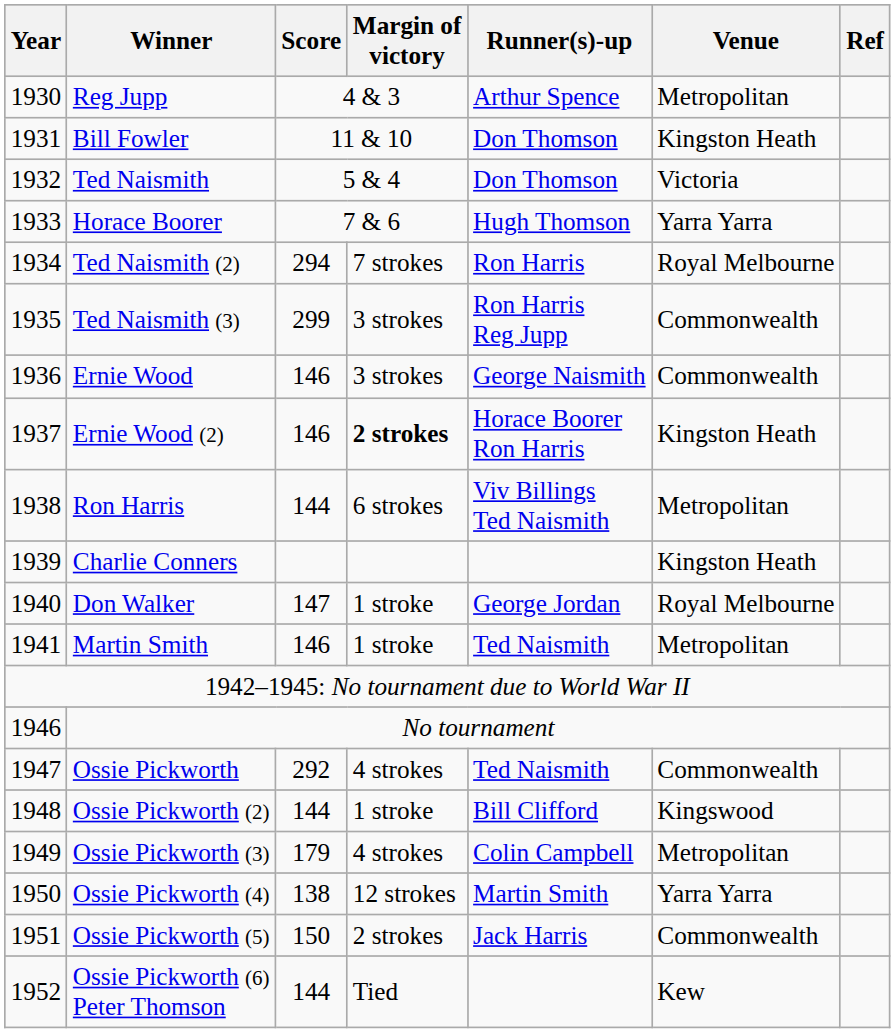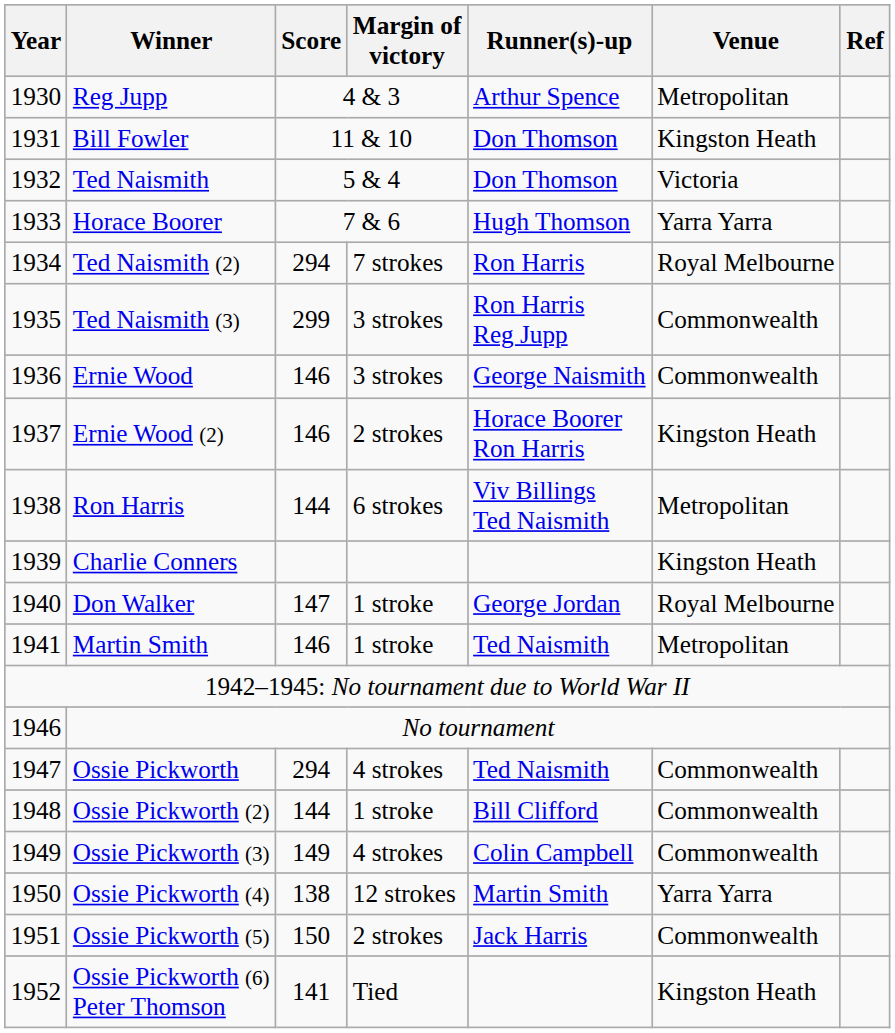(401, 433) bold -> (398, 433) normal
(311, 769) 292 -> (311, 769) 294
(715, 810) Kingswood -> (738, 810) Commonwealth
(311, 852) 179 -> (311, 852) 149
(723, 852) Metropolitan -> (738, 852) Commonwealth
(311, 992) 144 -> (311, 992) 141
(681, 992) Kew -> (737, 992) Kingston Heath
